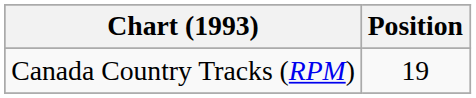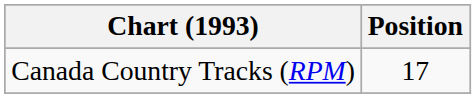(415, 70) 19 -> (415, 70) 17
